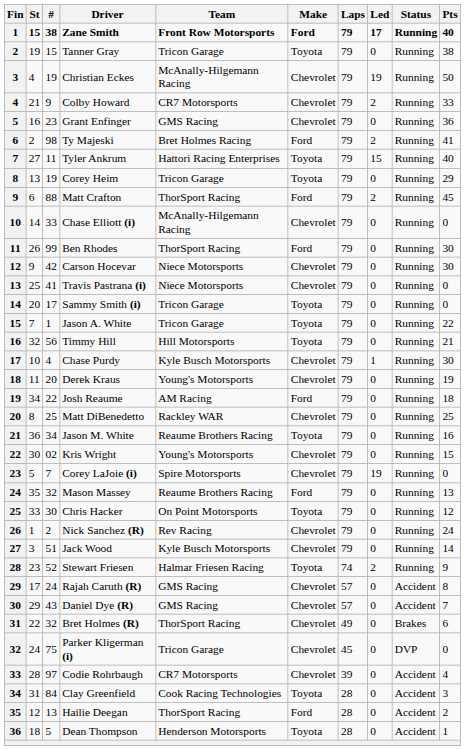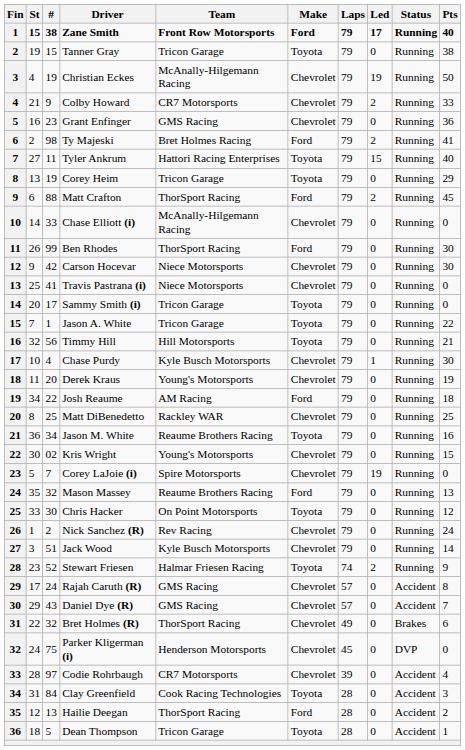(191, 649) Tricon Garage -> (212, 649) Henderson Motorsports
(212, 731) Henderson Motorsports -> (191, 731) Tricon Garage
